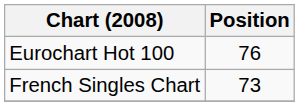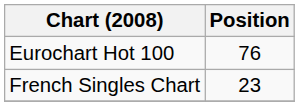(250, 85) 73 -> (250, 85) 23
